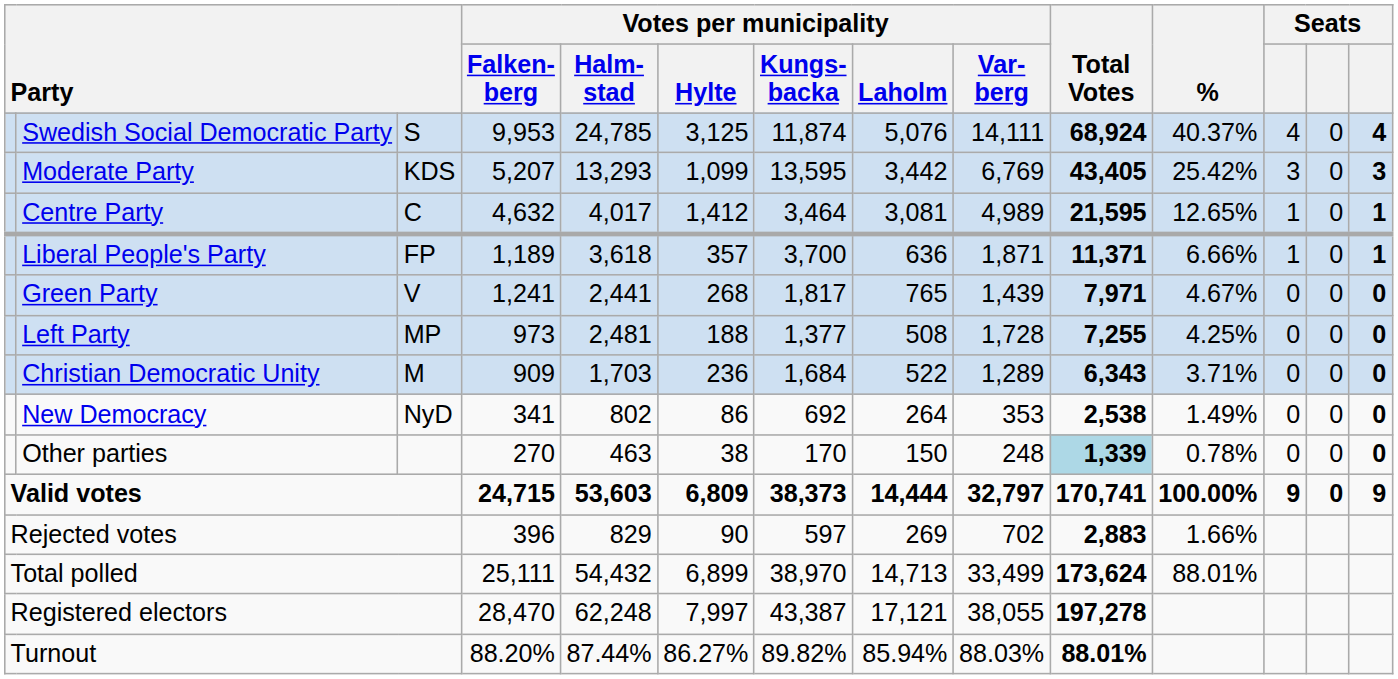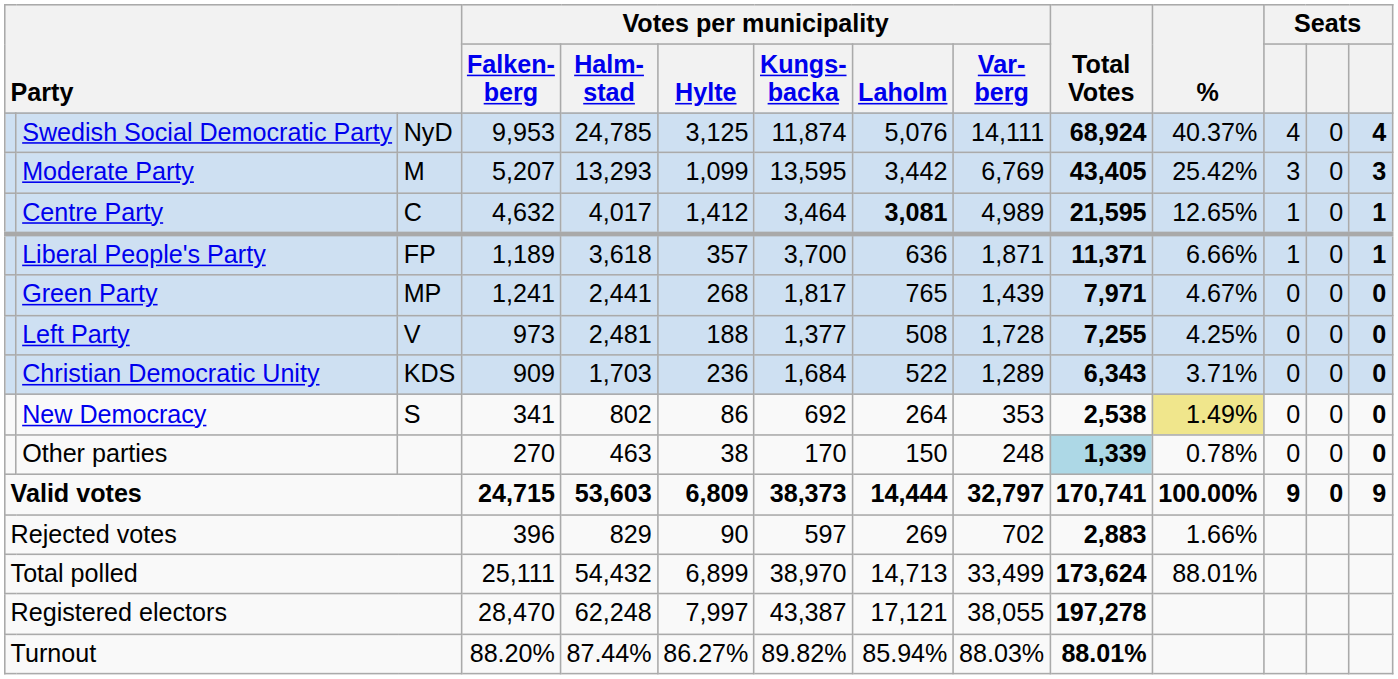(412, 132) S -> (428, 132) NyD
(430, 172) KDS -> (414, 172) M
(916, 212) normal -> (916, 212) bold
(412, 294) V -> (423, 294) MP
(423, 334) MP -> (412, 334) V
(414, 374) M -> (430, 374) KDS
(428, 414) NyD -> (412, 414) S
(1222, 414) no background -> (1222, 414) khaki background
